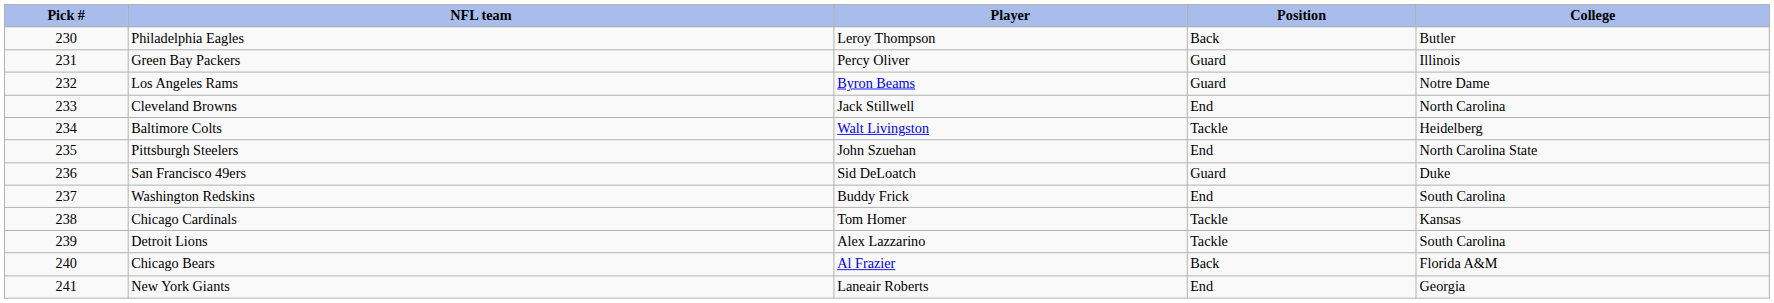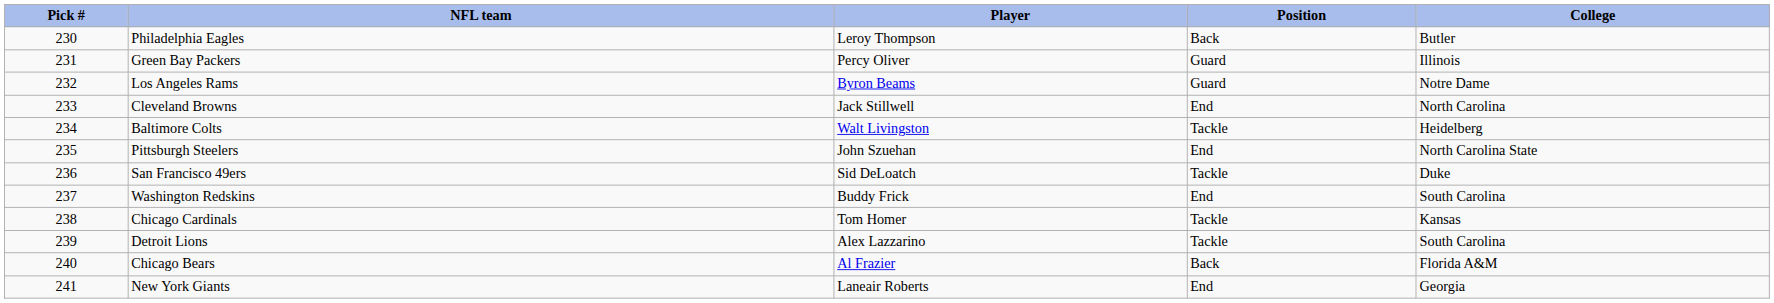(1208, 173) Guard -> (1209, 173) Tackle
